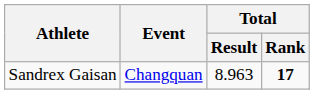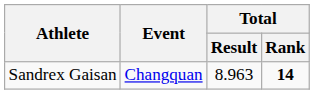(285, 75) 17 -> (285, 75) 14
